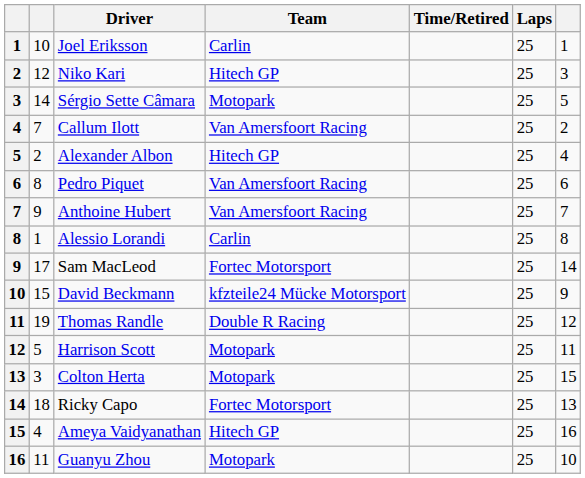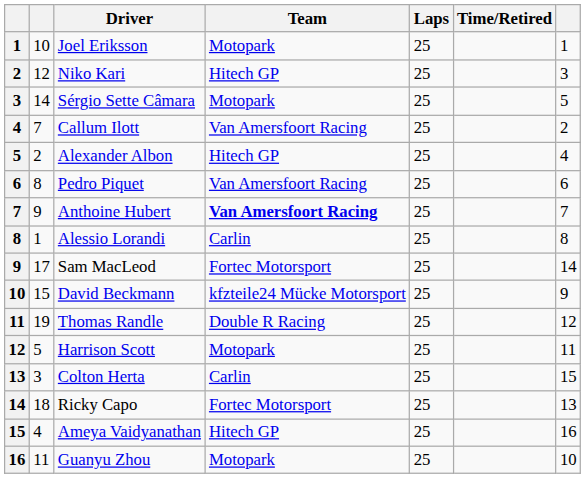columns swapped: (534, 17) <-> (461, 17)
(230, 45) Carlin -> (242, 45) Motopark
(288, 211) normal -> (293, 211) bold
(242, 376) Motopark -> (230, 376) Carlin
